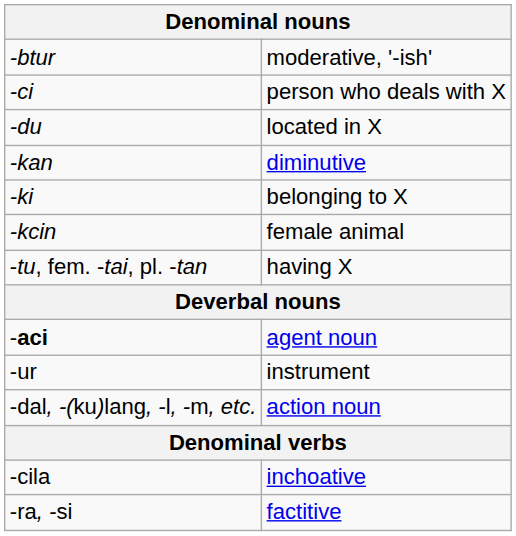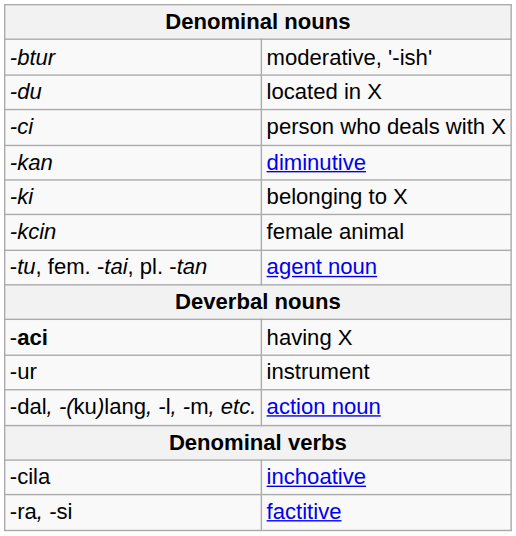rows swapped: (21, 92) <-> (26, 127)
(310, 267) having X -> (322, 267) agent noun
(322, 337) agent noun -> (310, 337) having X
